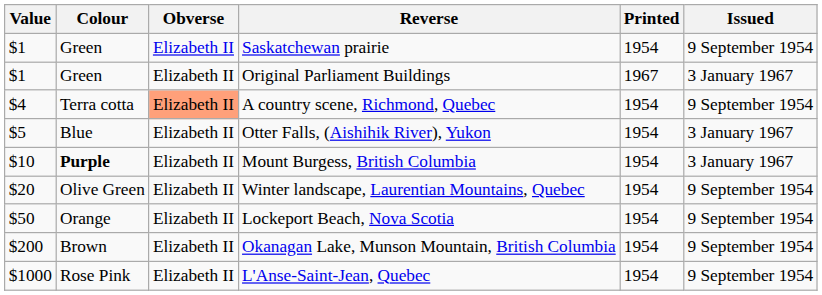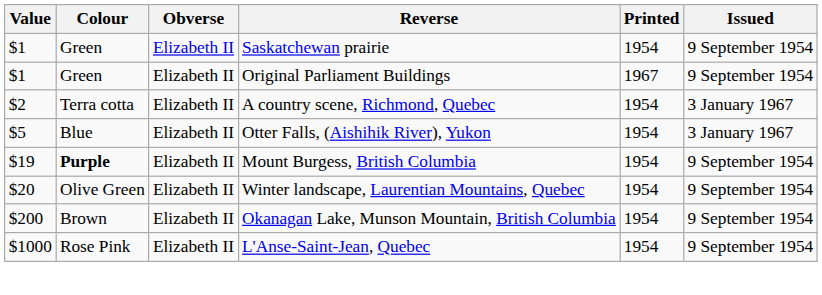(740, 76) 3 January 1967 -> (750, 76) 9 September 1954
(17, 104) $4 -> (17, 104) $2
(193, 104) lightsalmon background -> (193, 104) no background
(750, 104) 9 September 1954 -> (740, 104) 3 January 1967
(22, 161) $10 -> (22, 161) $19
(740, 161) 3 January 1967 -> (750, 161) 9 September 1954
- row: (348, 218)
